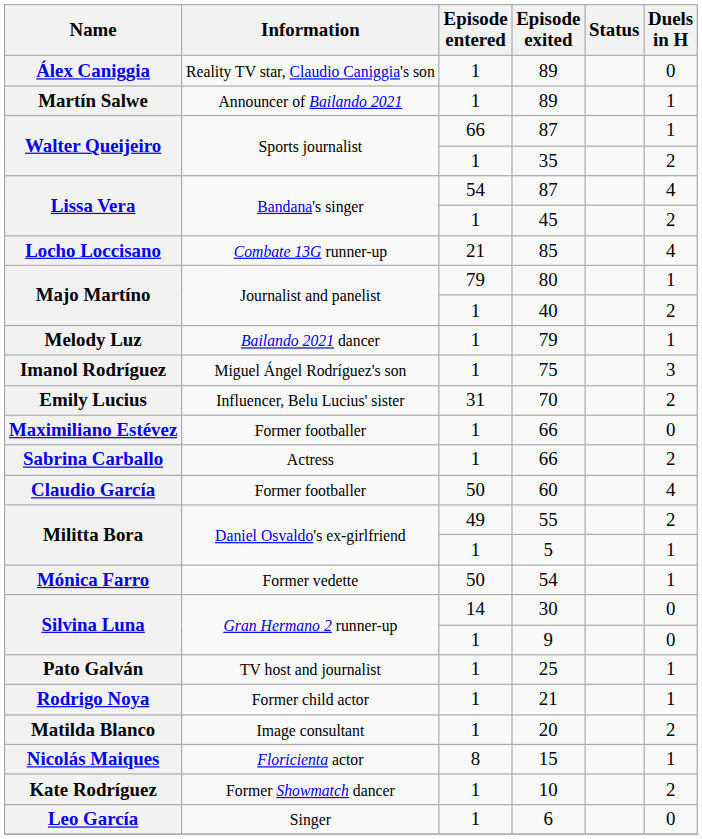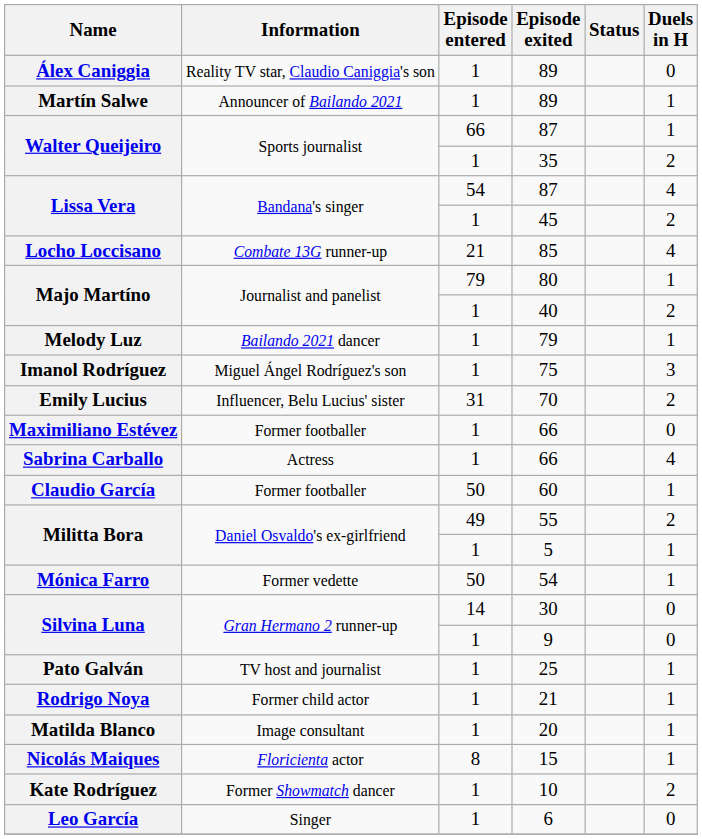(671, 459) 2 -> (671, 459) 4
(671, 489) 4 -> (671, 489) 1
(671, 729) 2 -> (671, 729) 1
